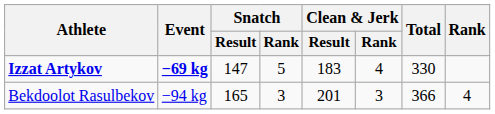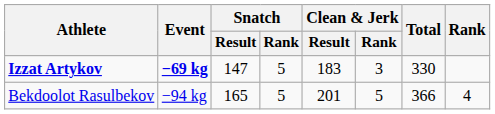(379, 69) 4 -> (379, 69) 3
(281, 95) 3 -> (281, 95) 5
(379, 95) 3 -> (379, 95) 5
